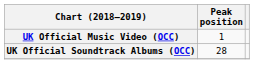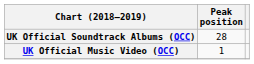rows swapped: (101, 37) <-> (101, 51)
